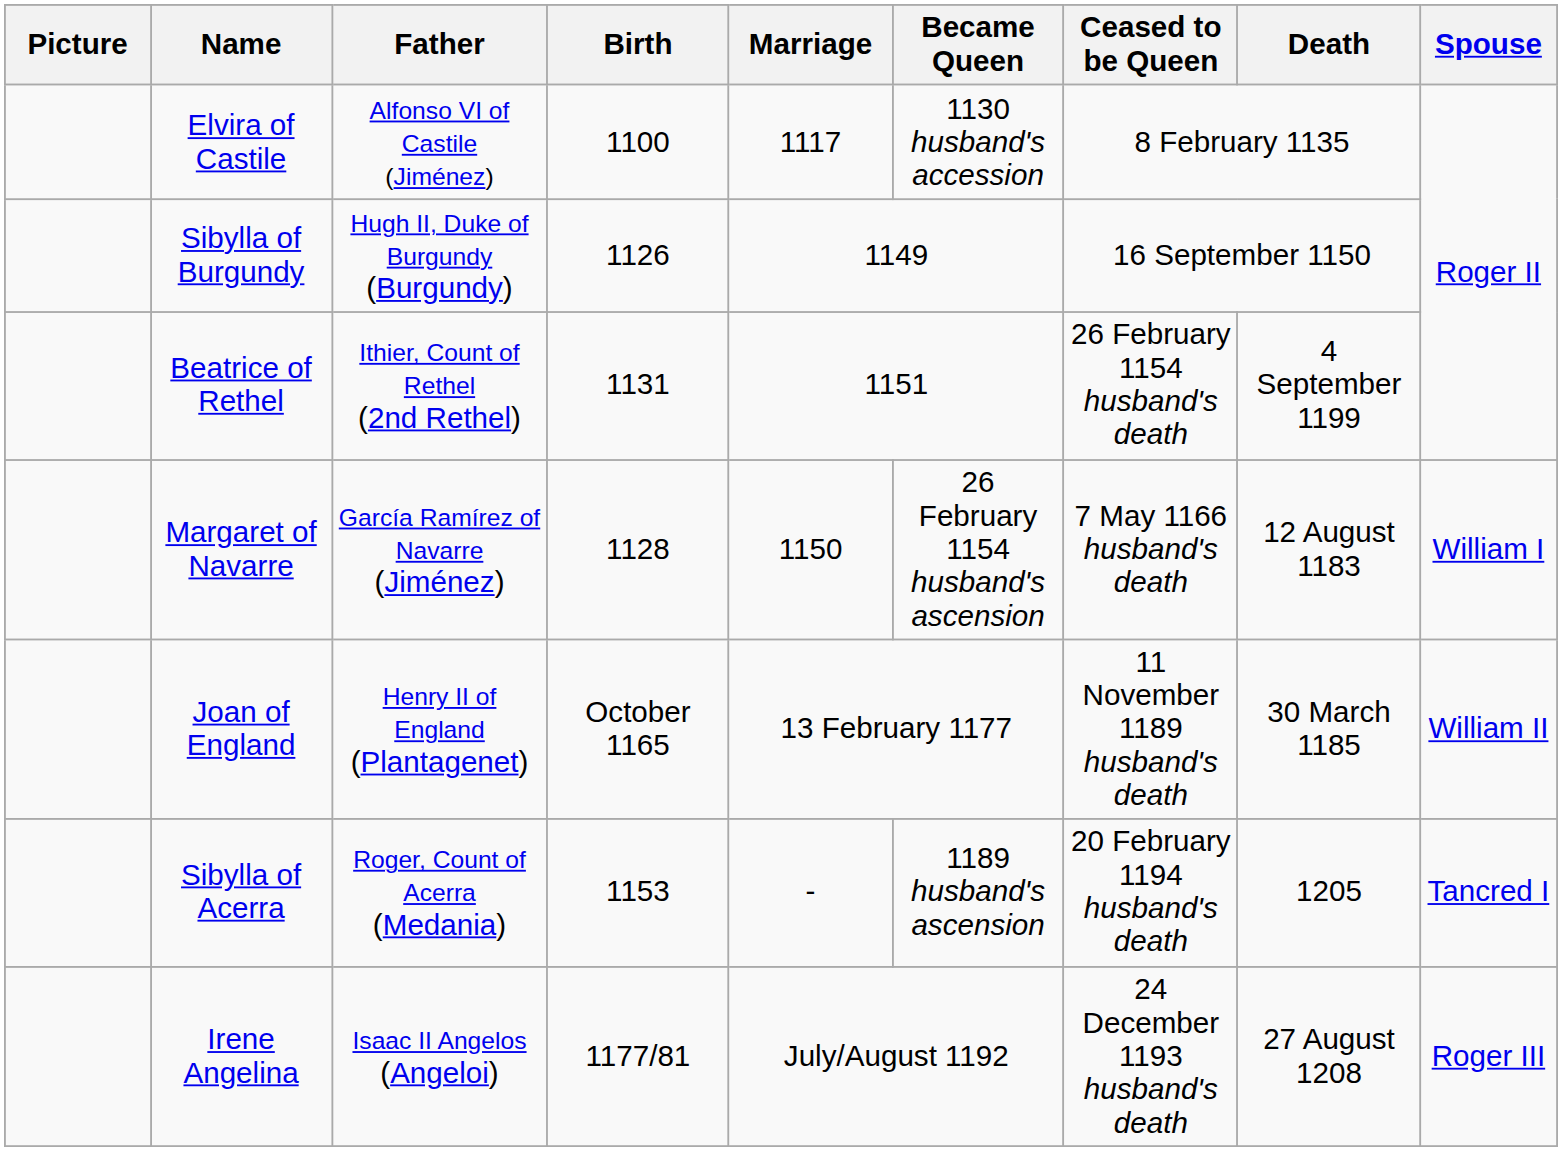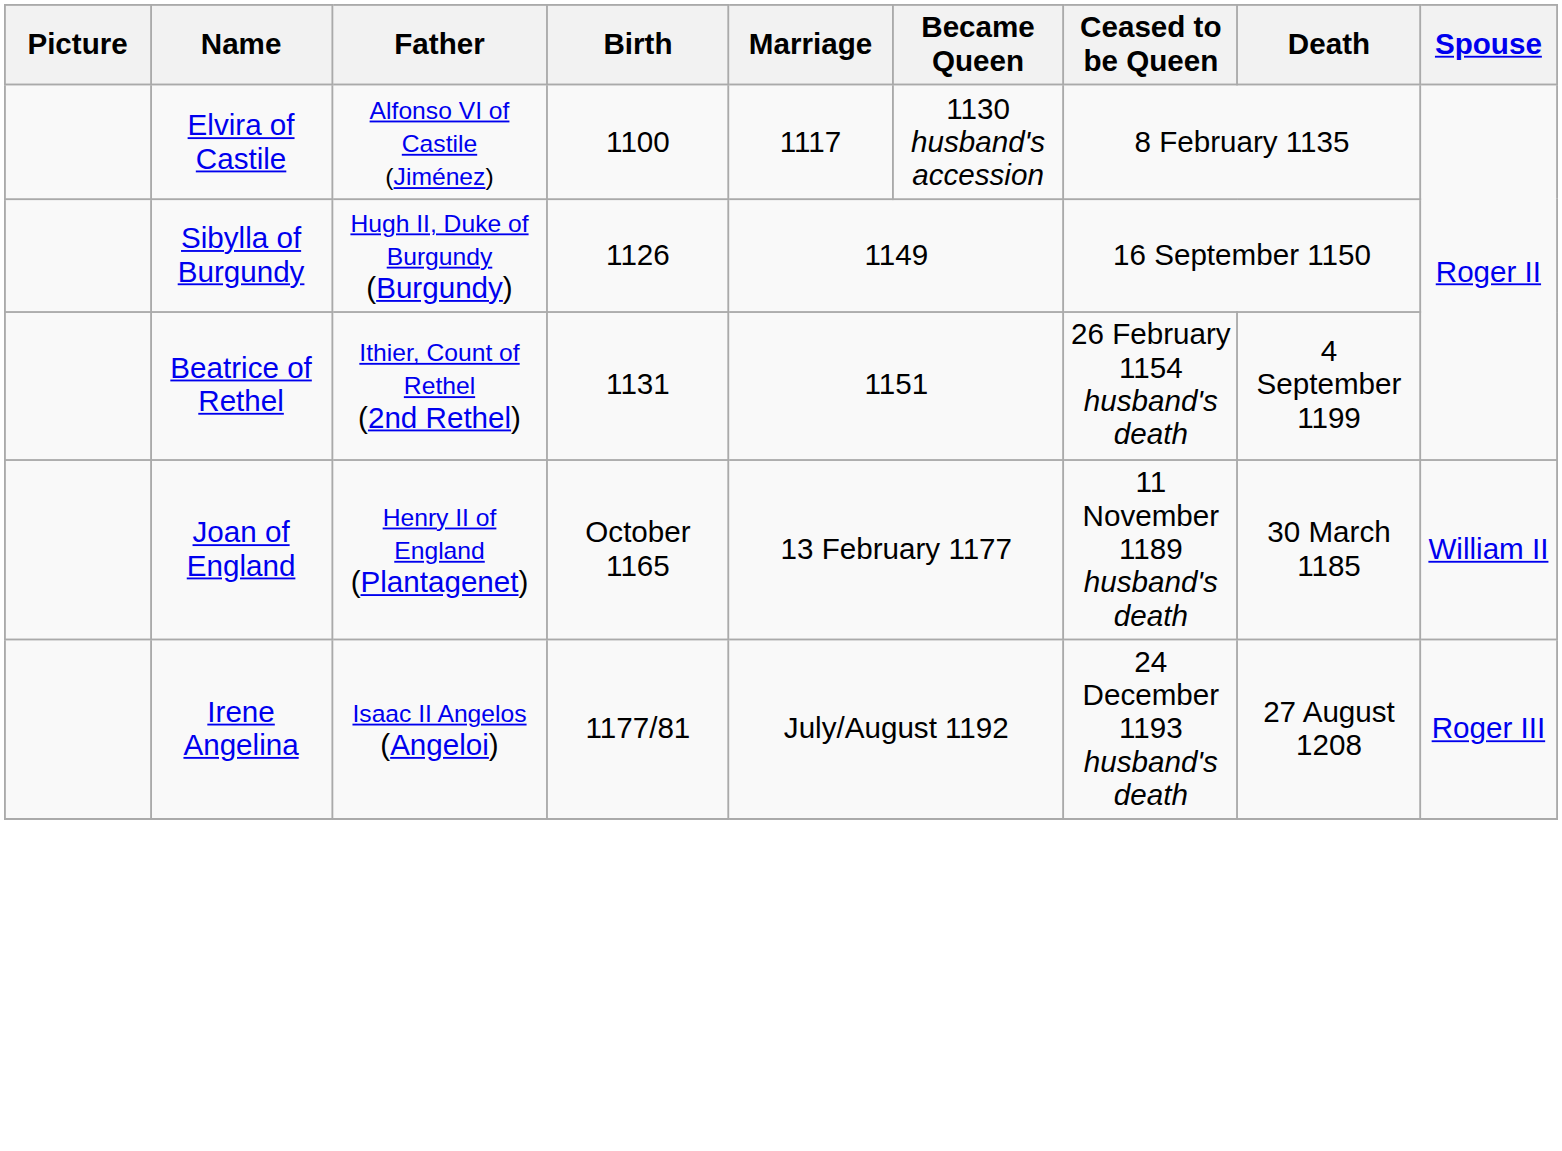- row: (241, 548)
- row: (241, 892)
